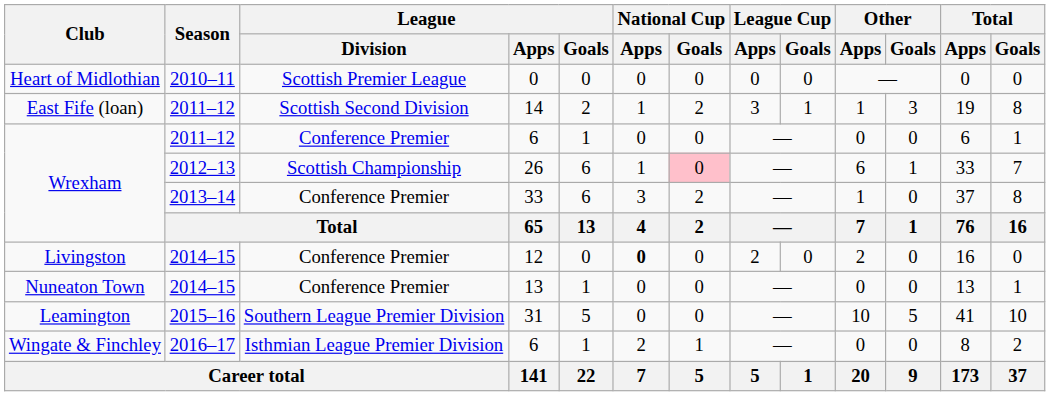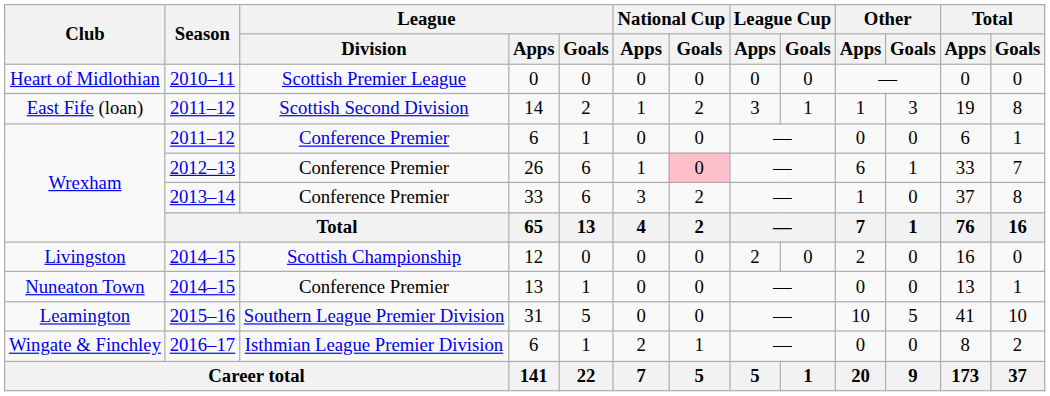(374, 167) Scottish Championship -> (374, 167) Conference Premier
(374, 256) Conference Premier -> (374, 256) Scottish Championship
(641, 256) bold -> (641, 256) normal
